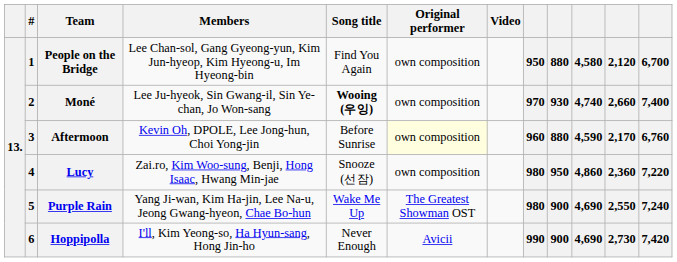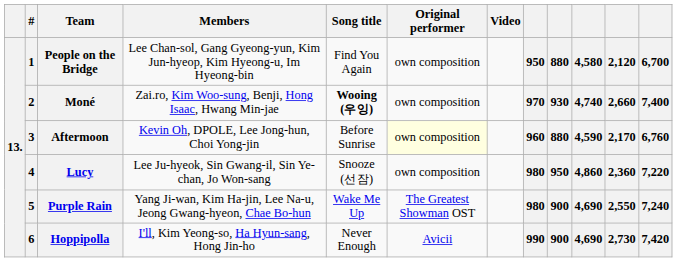(224, 103) Lee Ju-hyeok, Sin Gwang-il, Sin Ye-chan, Jo Won-sang -> (224, 103) Zai.ro, Kim Woo-sung, Benji, Hong Isaac, Hwang Min-jae
(224, 172) Zai.ro, Kim Woo-sung, Benji, Hong Isaac, Hwang Min-jae -> (224, 172) Lee Ju-hyeok, Sin Gwang-il, Sin Ye-chan, Jo Won-sang
